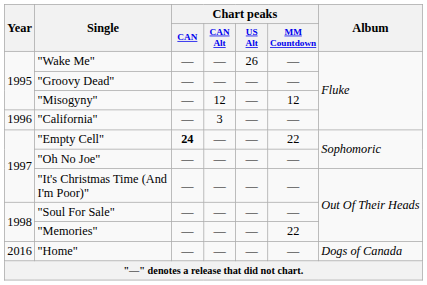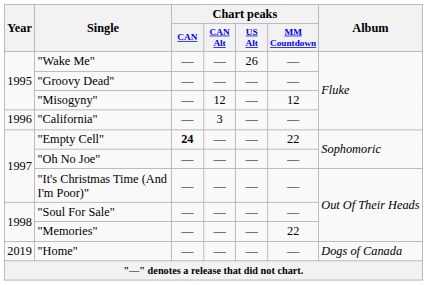(20, 251) 2016 -> (20, 251) 2019
